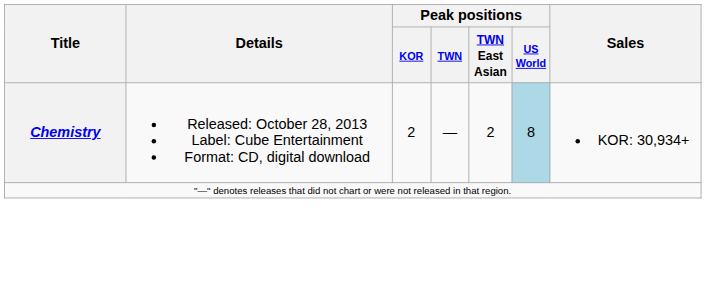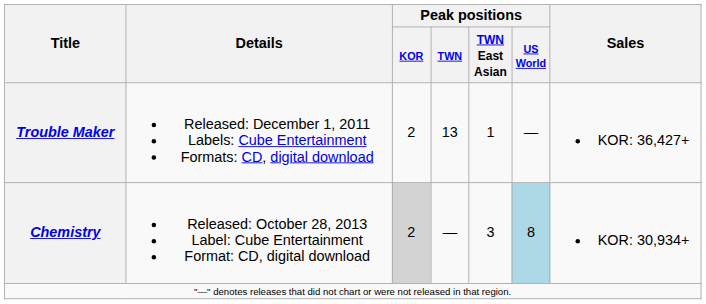+ row: (65, 132)
(411, 132) no background -> (411, 232) lightgrey background
(490, 132) 2 -> (490, 232) 3
